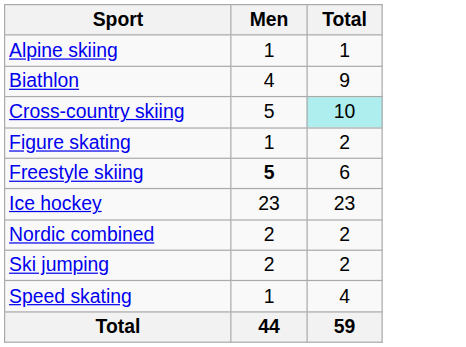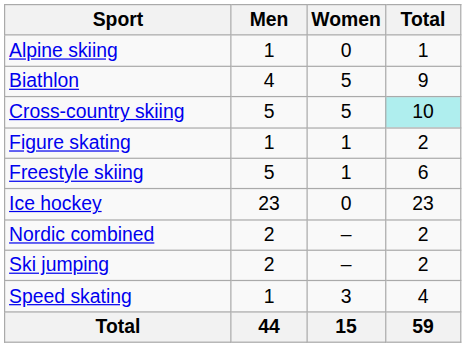+ column: (346, 19)
(269, 173) bold -> (269, 173) normal
